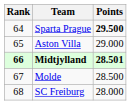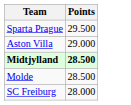- column: (18, 12)
(110, 28) bold -> (81, 28) normal
(110, 60) 28.501 -> (81, 60) 28.500
